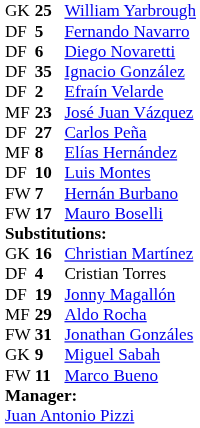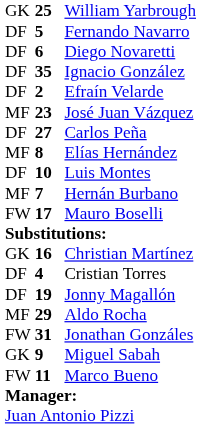(18, 193) FW -> (17, 193) MF
